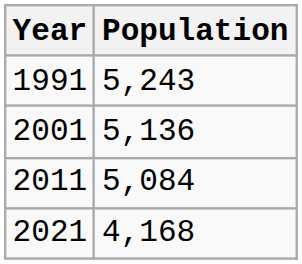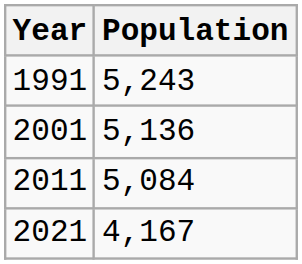(149, 233) 4,168 -> (149, 233) 4,167
